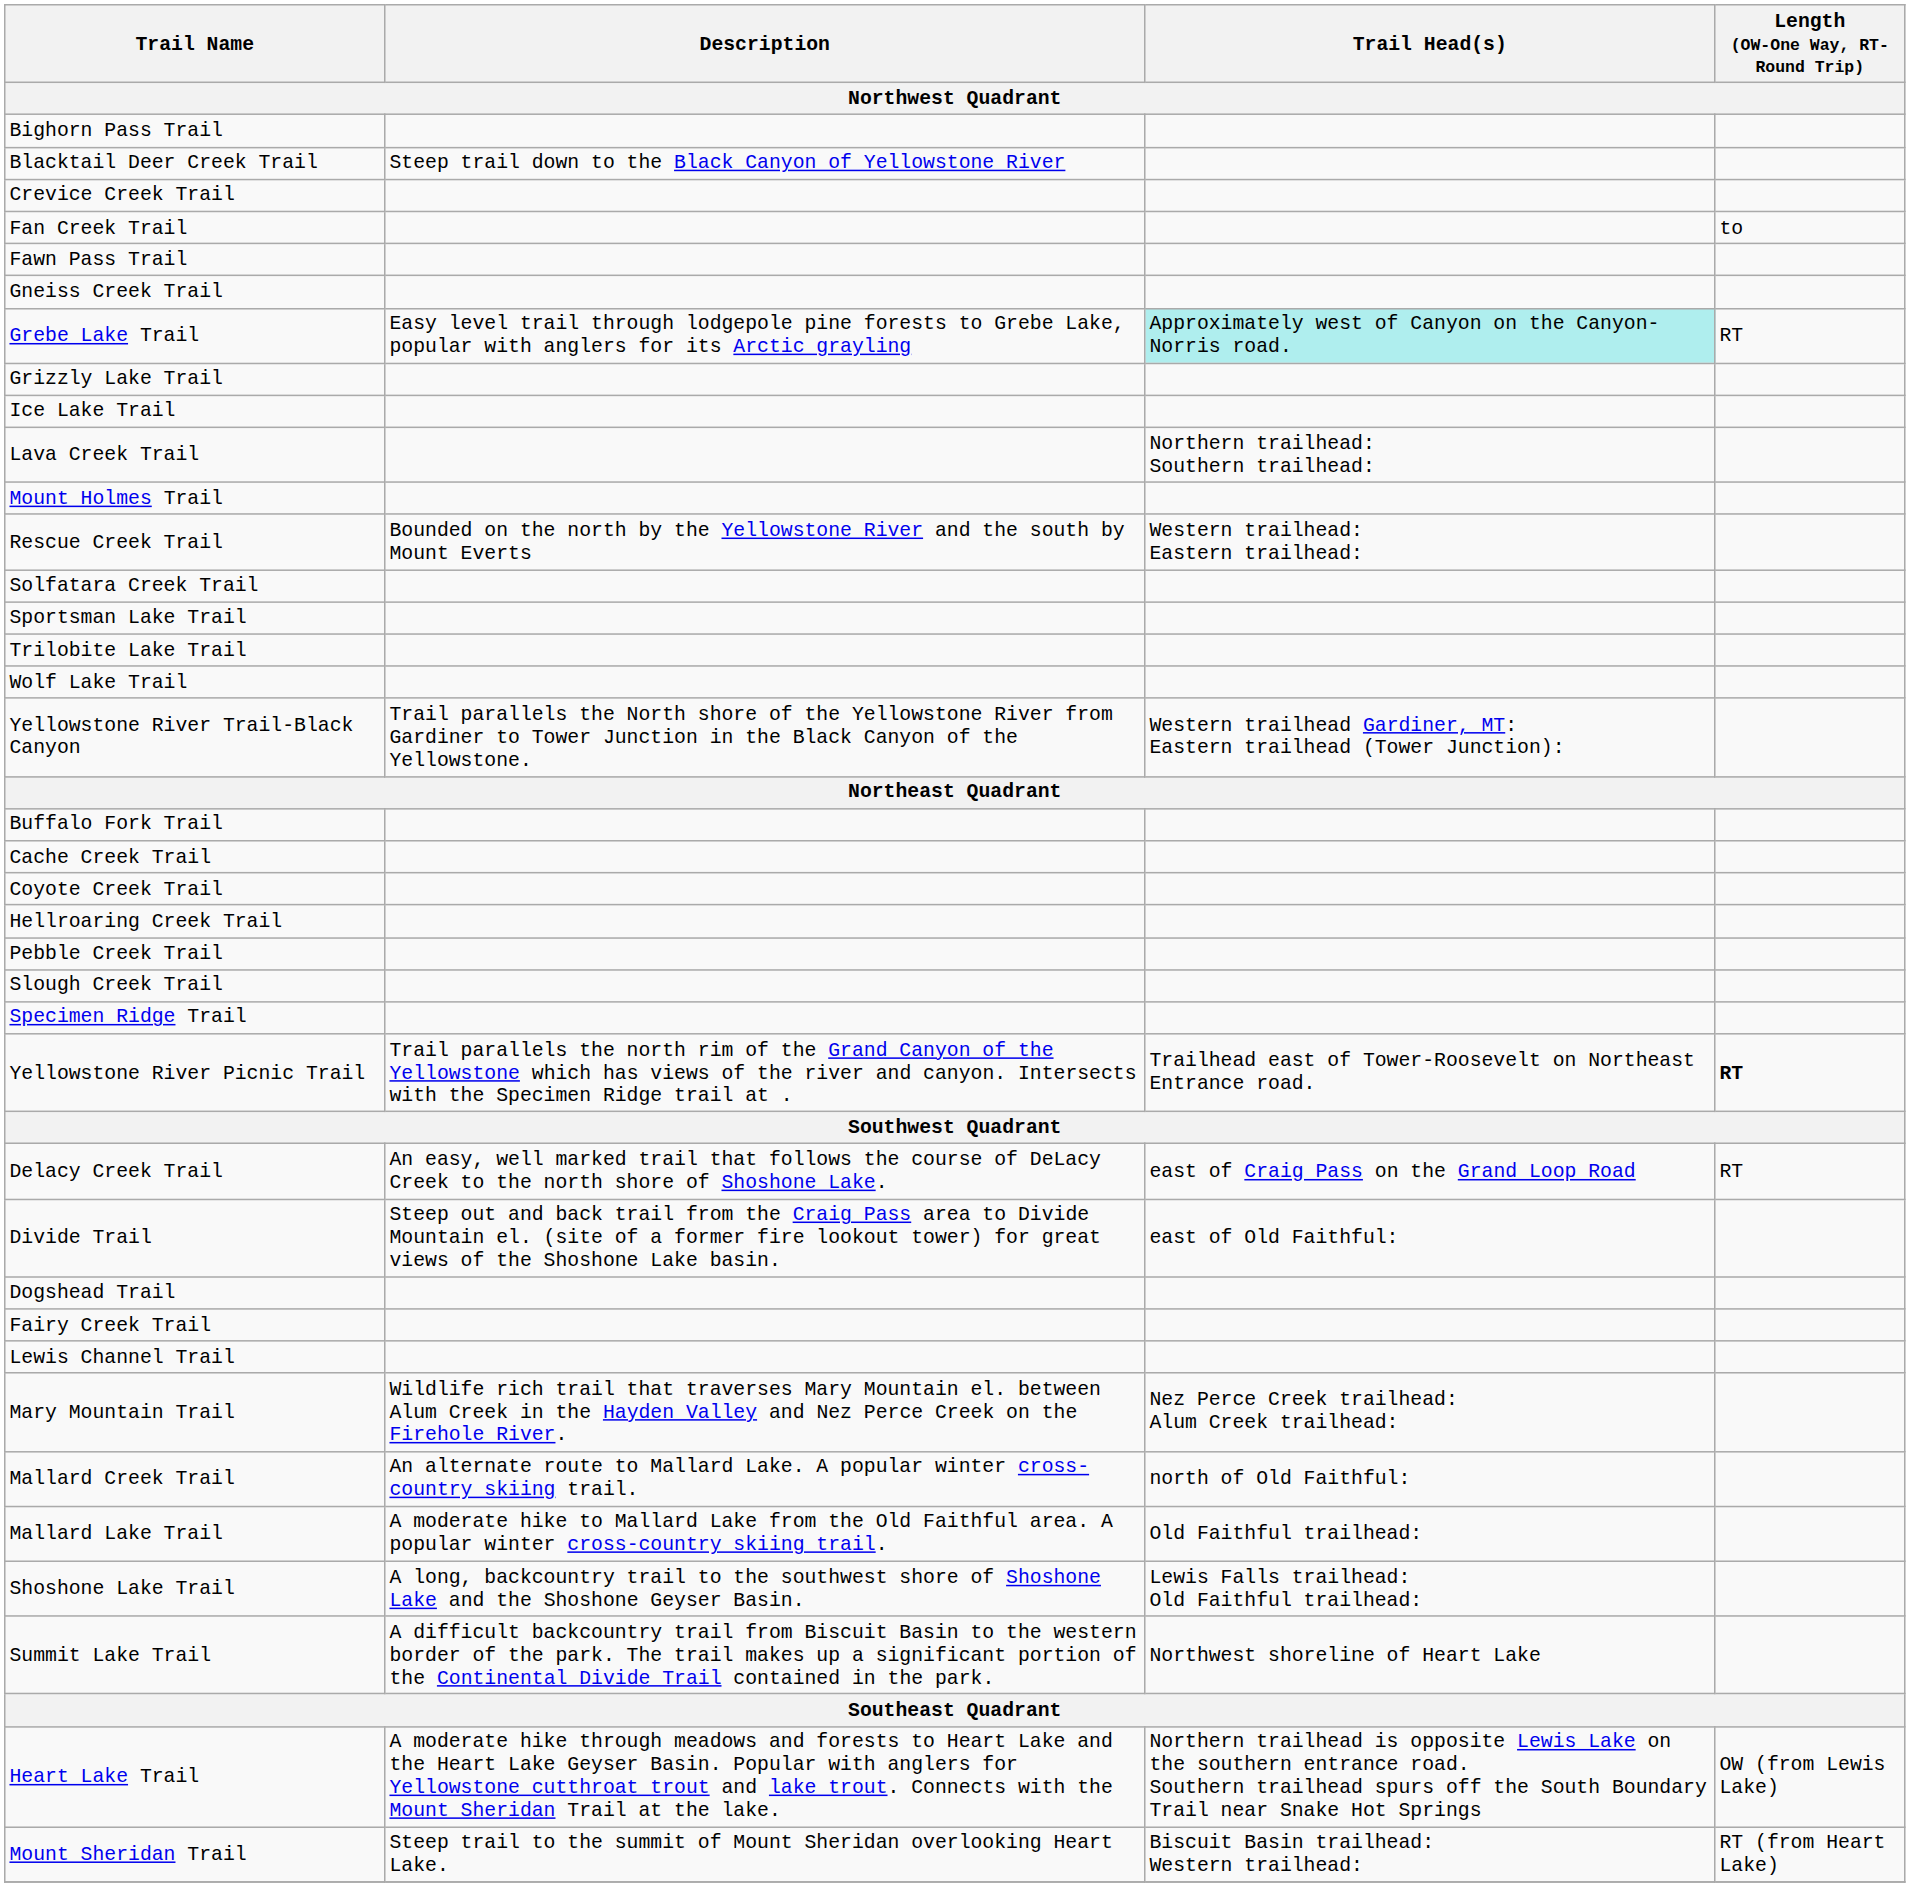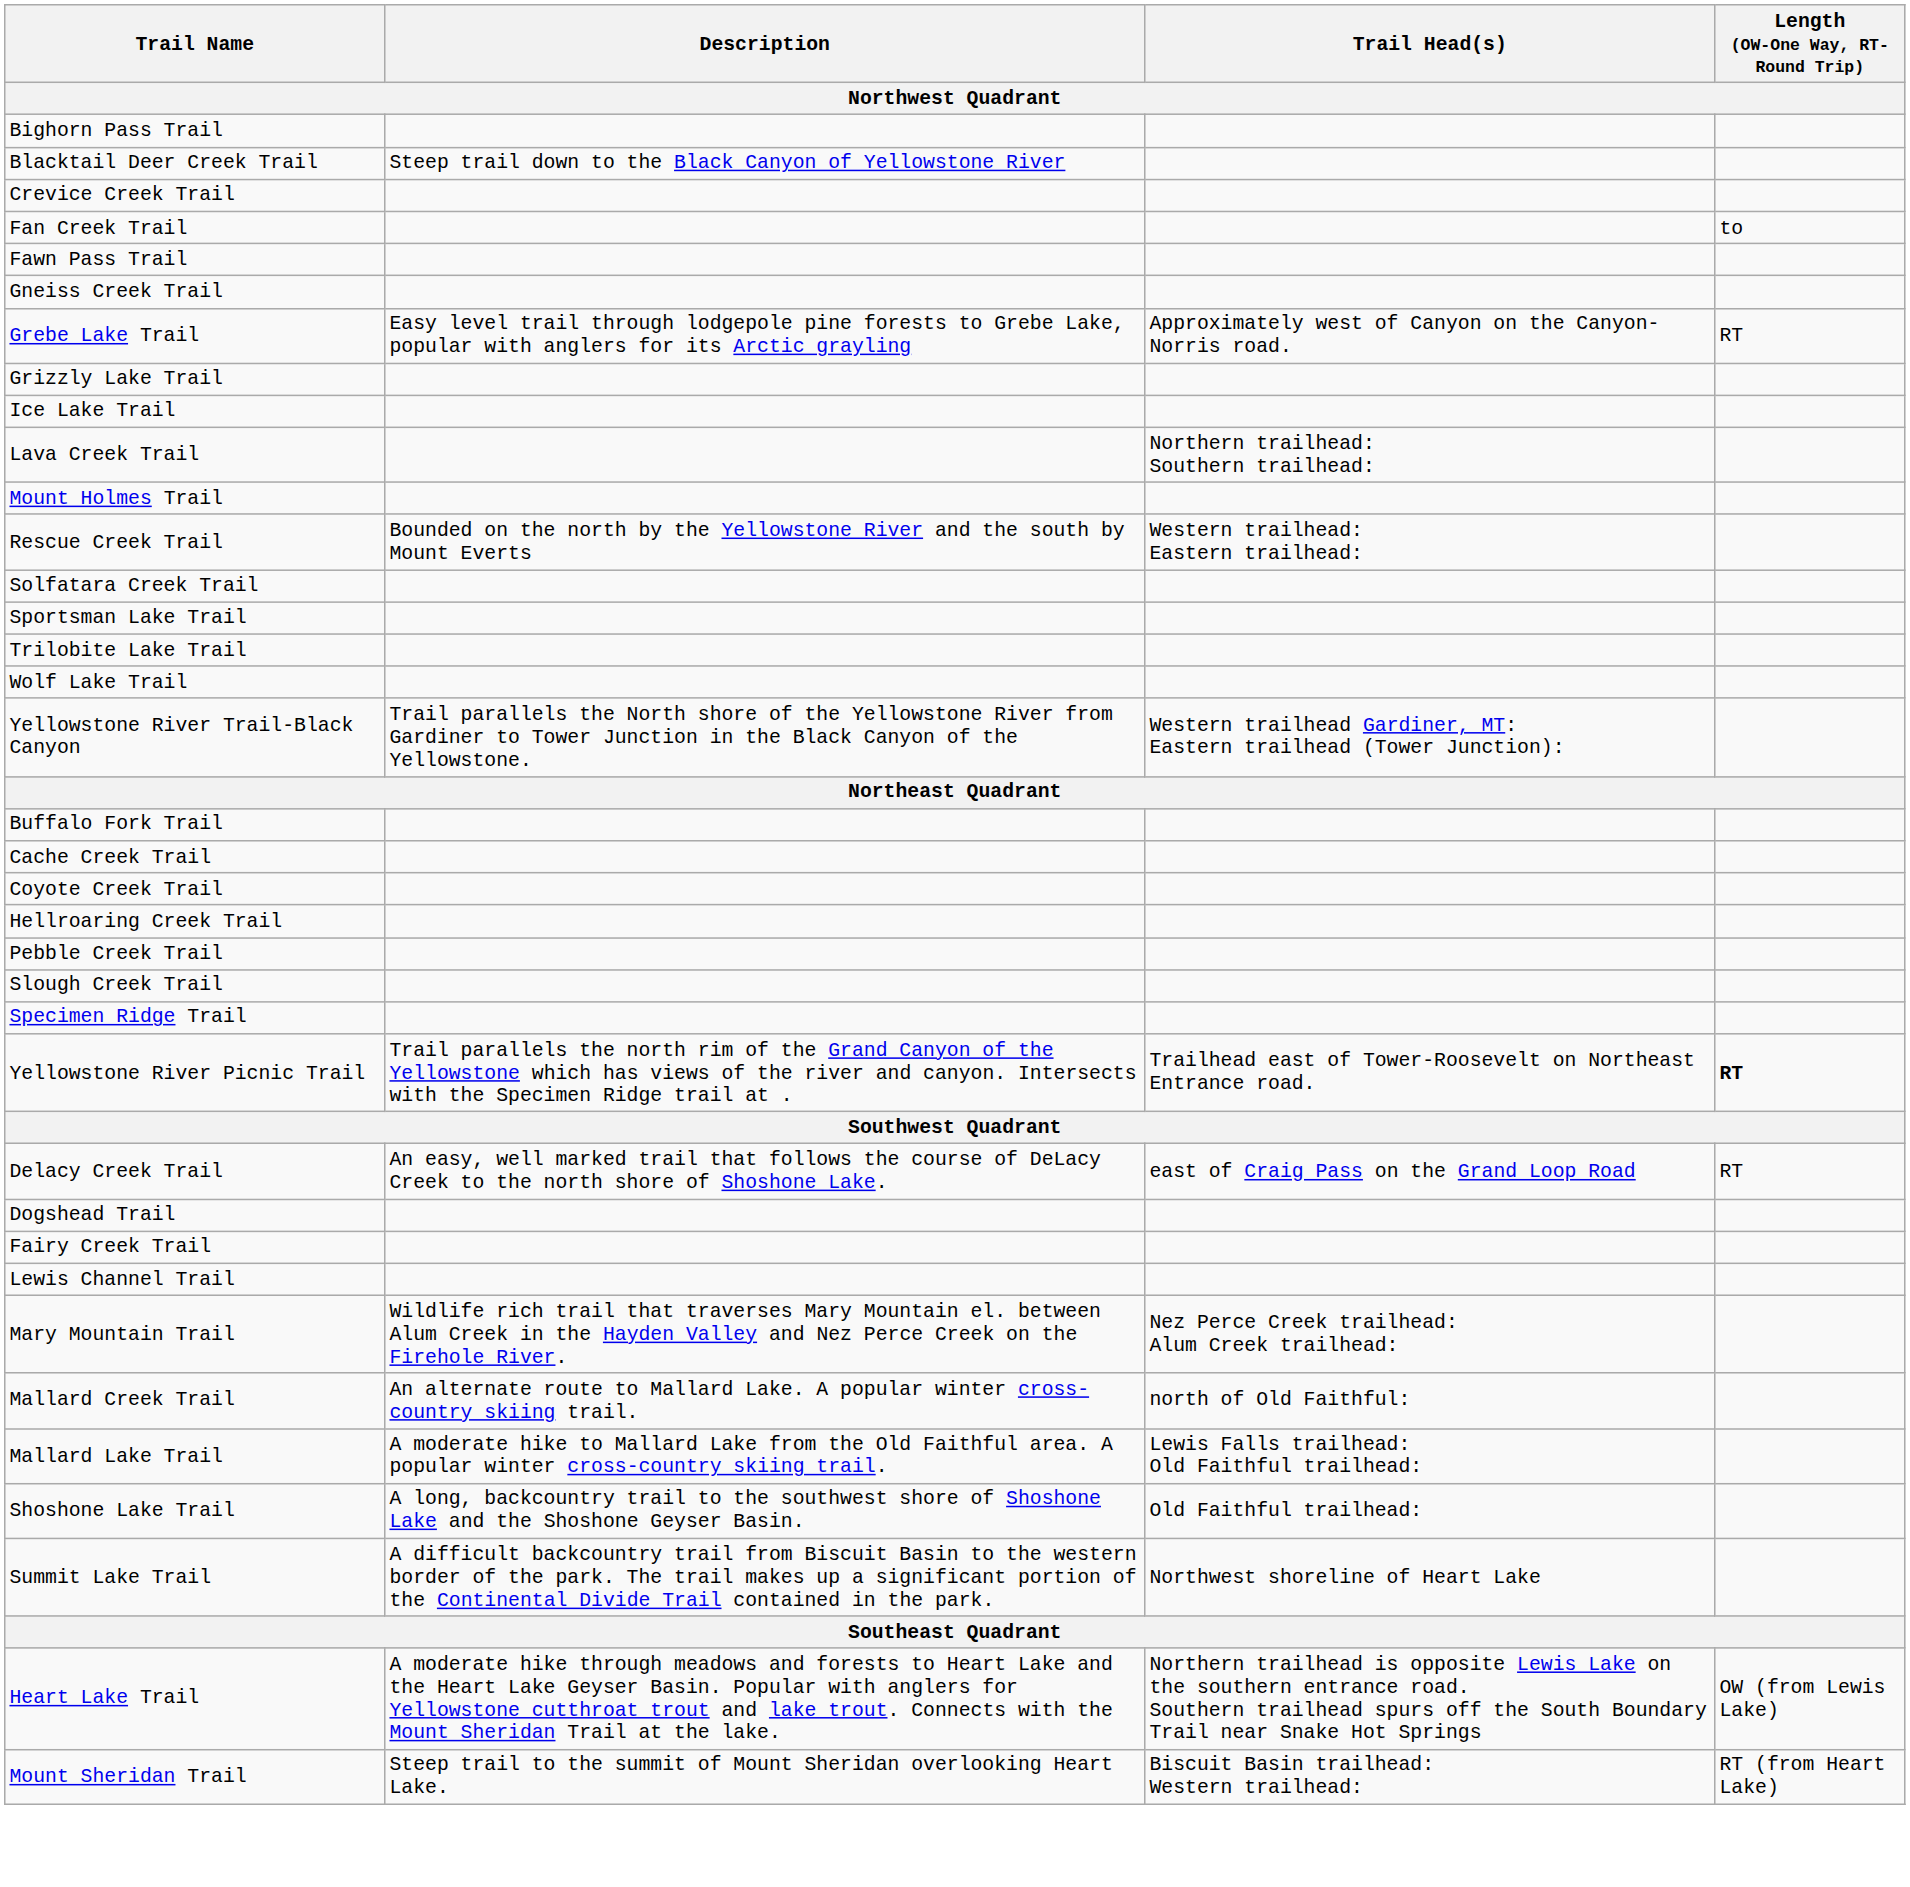(1404, 336) paleturquoise background -> (1404, 336) no background
- row: (81, 1238)
(1286, 1534) Old Faithful trailhead: -> (1286, 1456) Lewis Falls trailhead: Old Faithful trailhead:
(1286, 1589) Lewis Falls trailhead: Old Faithful trailhead: -> (1286, 1511) Old Faithful trailhead:
